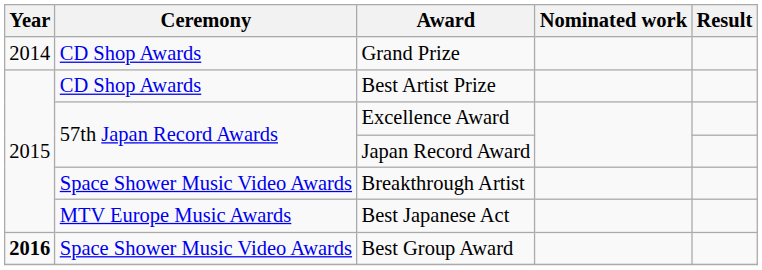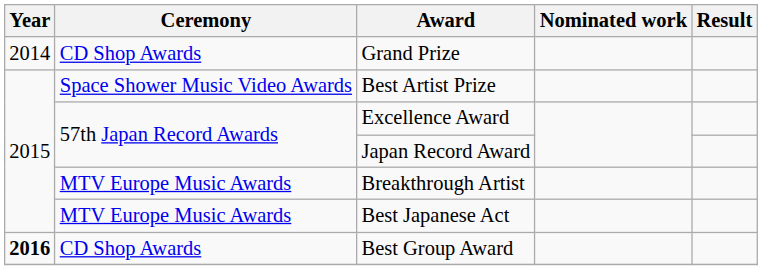(131, 85) CD Shop Awards -> (206, 85) Space Shower Music Video Awards
(206, 183) Space Shower Music Video Awards -> (176, 183) MTV Europe Music Awards
(206, 248) Space Shower Music Video Awards -> (131, 248) CD Shop Awards
